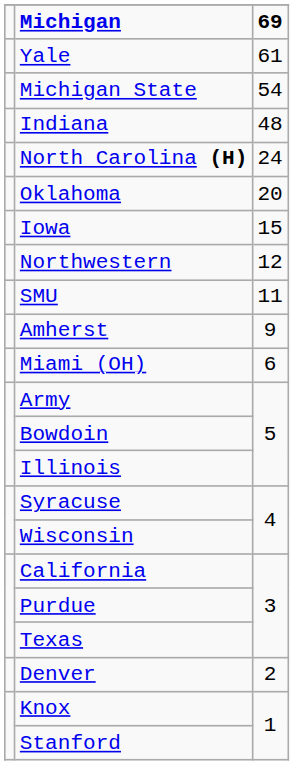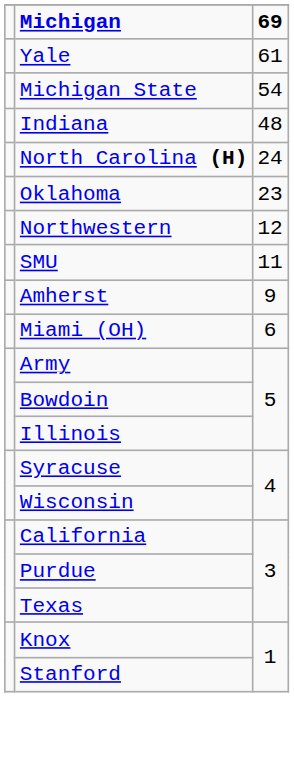(270, 194) 20 -> (270, 194) 23
- row: (45, 228)
- row: (58, 674)
